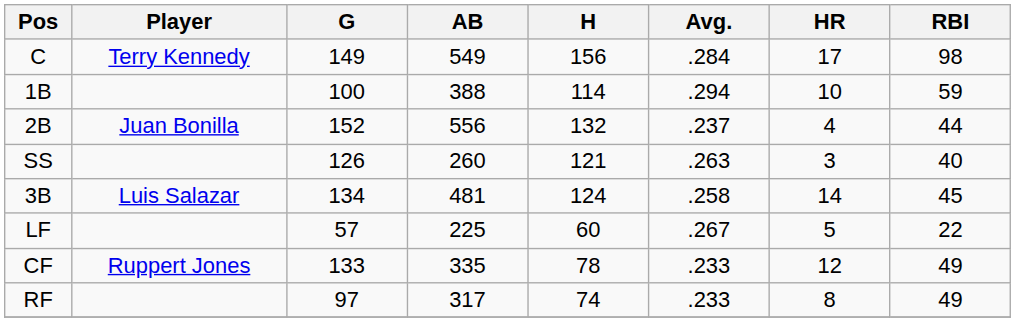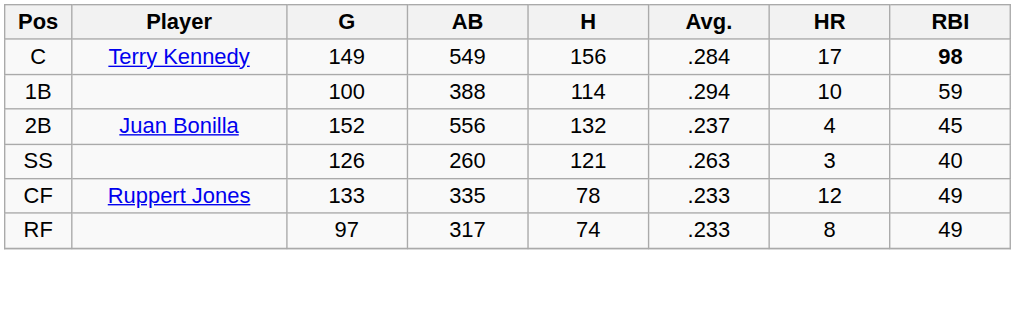(950, 56) normal -> (950, 56) bold
(950, 126) 44 -> (950, 126) 45
- row: (38, 195)
- row: (38, 230)
